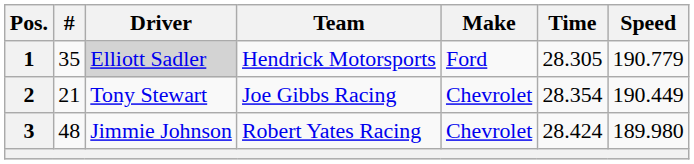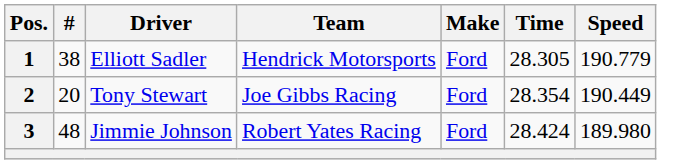(69, 58) 35 -> (69, 58) 38
(148, 58) lightgrey background -> (148, 58) no background
(69, 94) 21 -> (69, 94) 20
(489, 94) Chevrolet -> (467, 94) Ford
(489, 131) Chevrolet -> (467, 131) Ford
